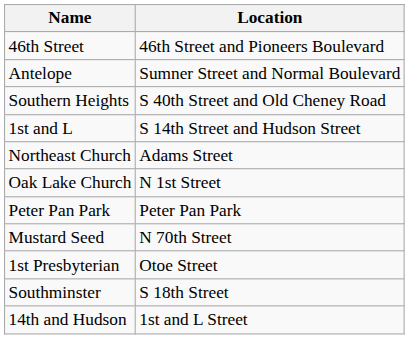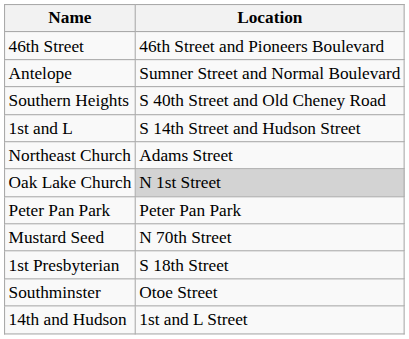(180, 182) no background -> (180, 182) lightgrey background
(178, 264) Otoe Street -> (184, 264) S 18th Street
(184, 292) S 18th Street -> (178, 292) Otoe Street
